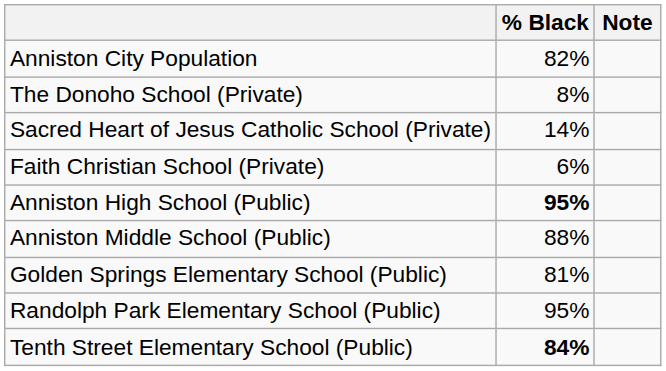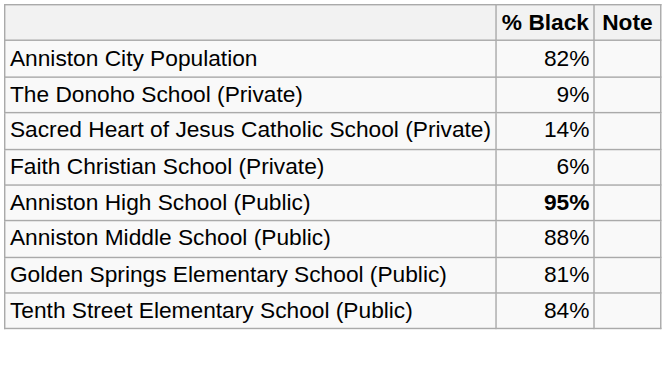(573, 94) 8% -> (573, 94) 9%
- row: (225, 310)
(567, 346) bold -> (567, 310) normal
